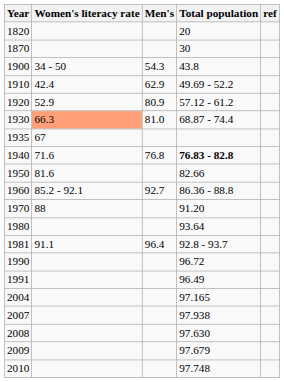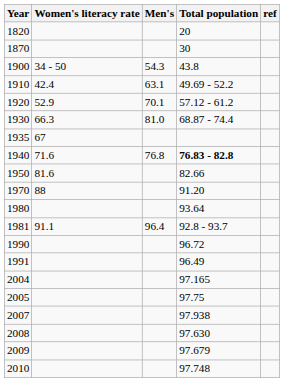(155, 84) 62.9 -> (155, 84) 63.1
(155, 102) 80.9 -> (155, 102) 70.1
(44, 119) lightsalmon background -> (44, 119) no background
- row: (18, 191)
+ row: (18, 297)
